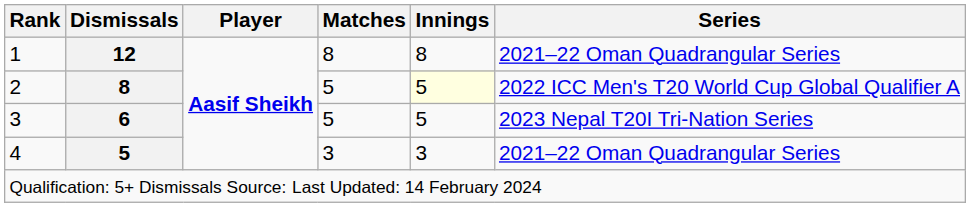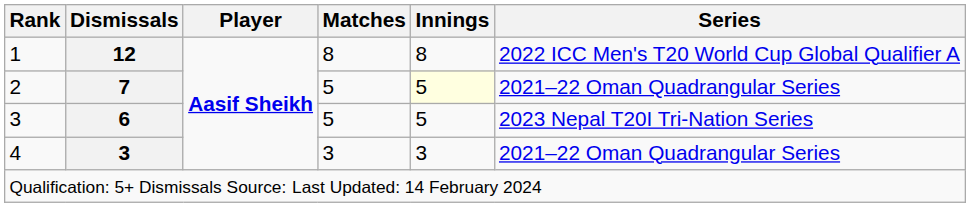(670, 53) 2021–22 Oman Quadrangular Series -> (729, 53) 2022 ICC Men's T20 World Cup Global Qualifier A
(124, 86) 8 -> (124, 86) 7
(729, 86) 2022 ICC Men's T20 World Cup Global Qualifier A -> (670, 86) 2021–22 Oman Quadrangular Series
(124, 152) 5 -> (124, 152) 3
